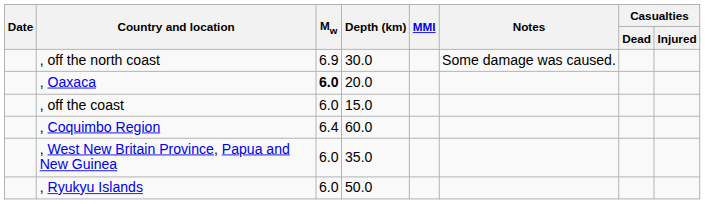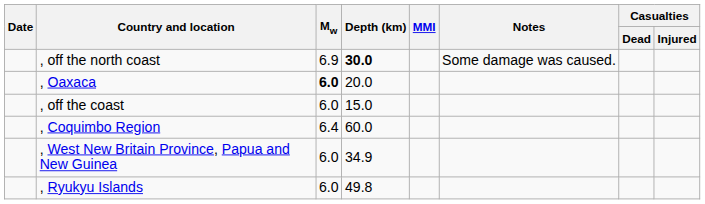(359, 60) normal -> (359, 60) bold
(359, 157) 35.0 -> (359, 157) 34.9
(359, 187) 50.0 -> (359, 187) 49.8
